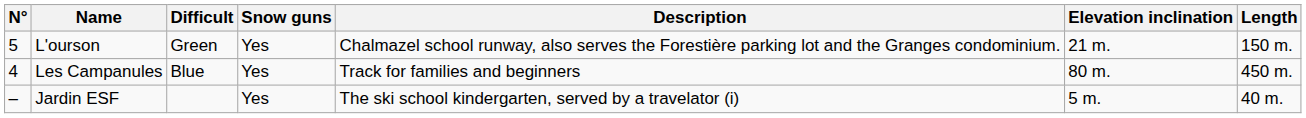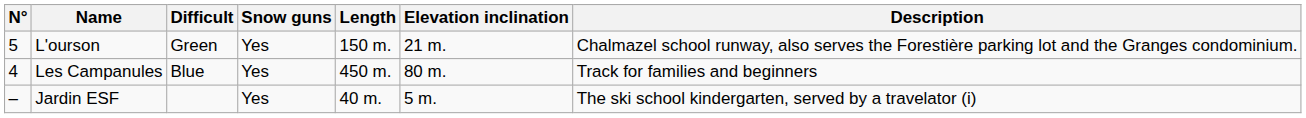columns swapped: (1269, 17) <-> (700, 17)
